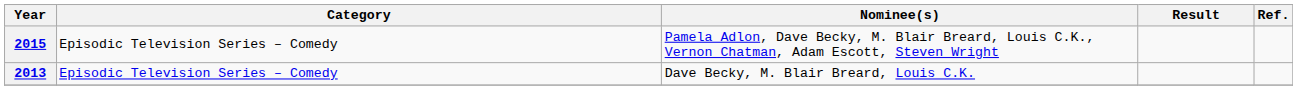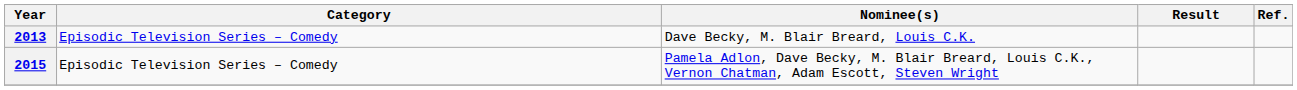rows swapped: (30, 74) <-> (30, 45)
